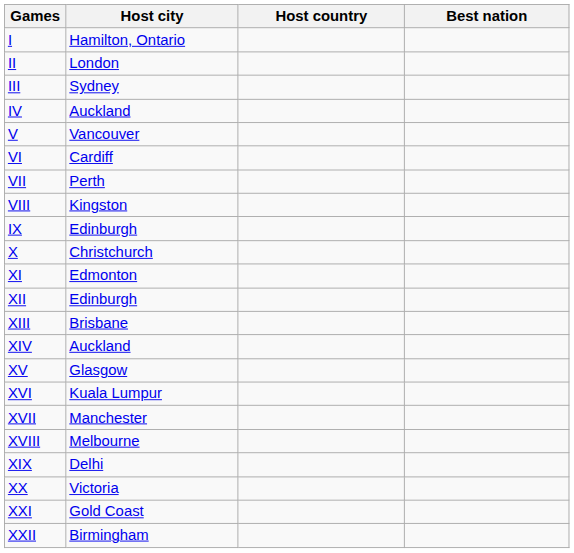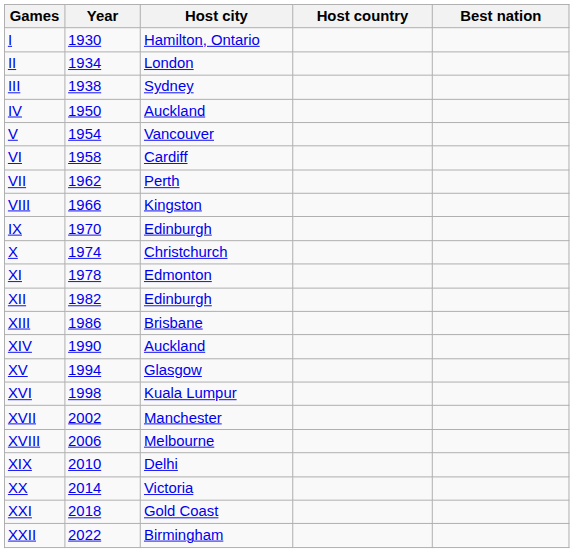+ column: (103, 16)
